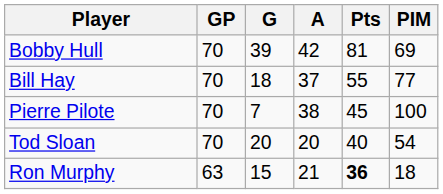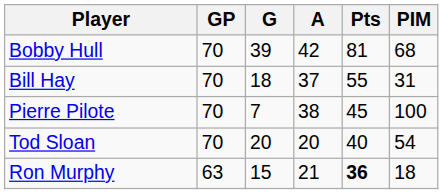(405, 50) 69 -> (405, 50) 68
(405, 81) 77 -> (405, 81) 31
